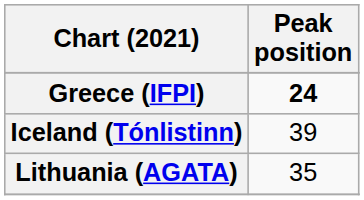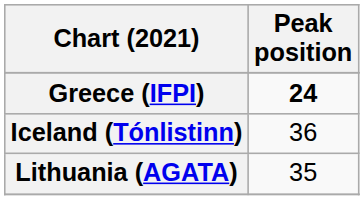(303, 133) 39 -> (303, 133) 36
